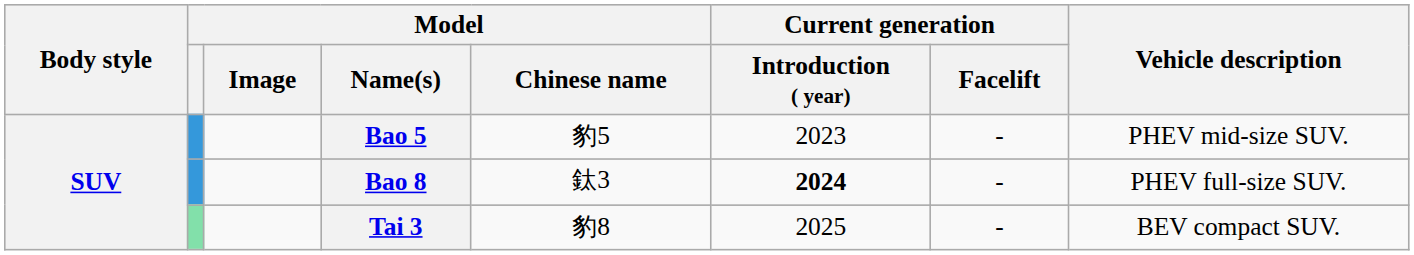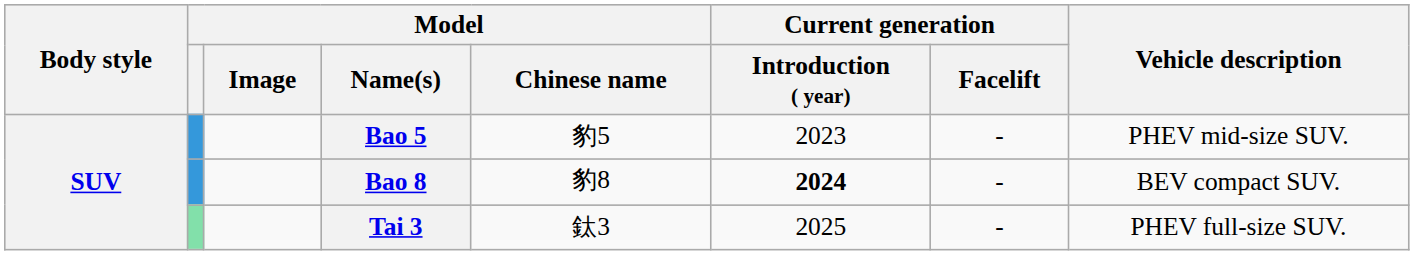(591, 180) 鈦3 -> (591, 180) 豹8
(1238, 181) PHEV full-size SUV. -> (1238, 181) BEV compact SUV.
(591, 225) 豹8 -> (591, 225) 鈦3
(1238, 226) BEV compact SUV. -> (1238, 226) PHEV full-size SUV.
